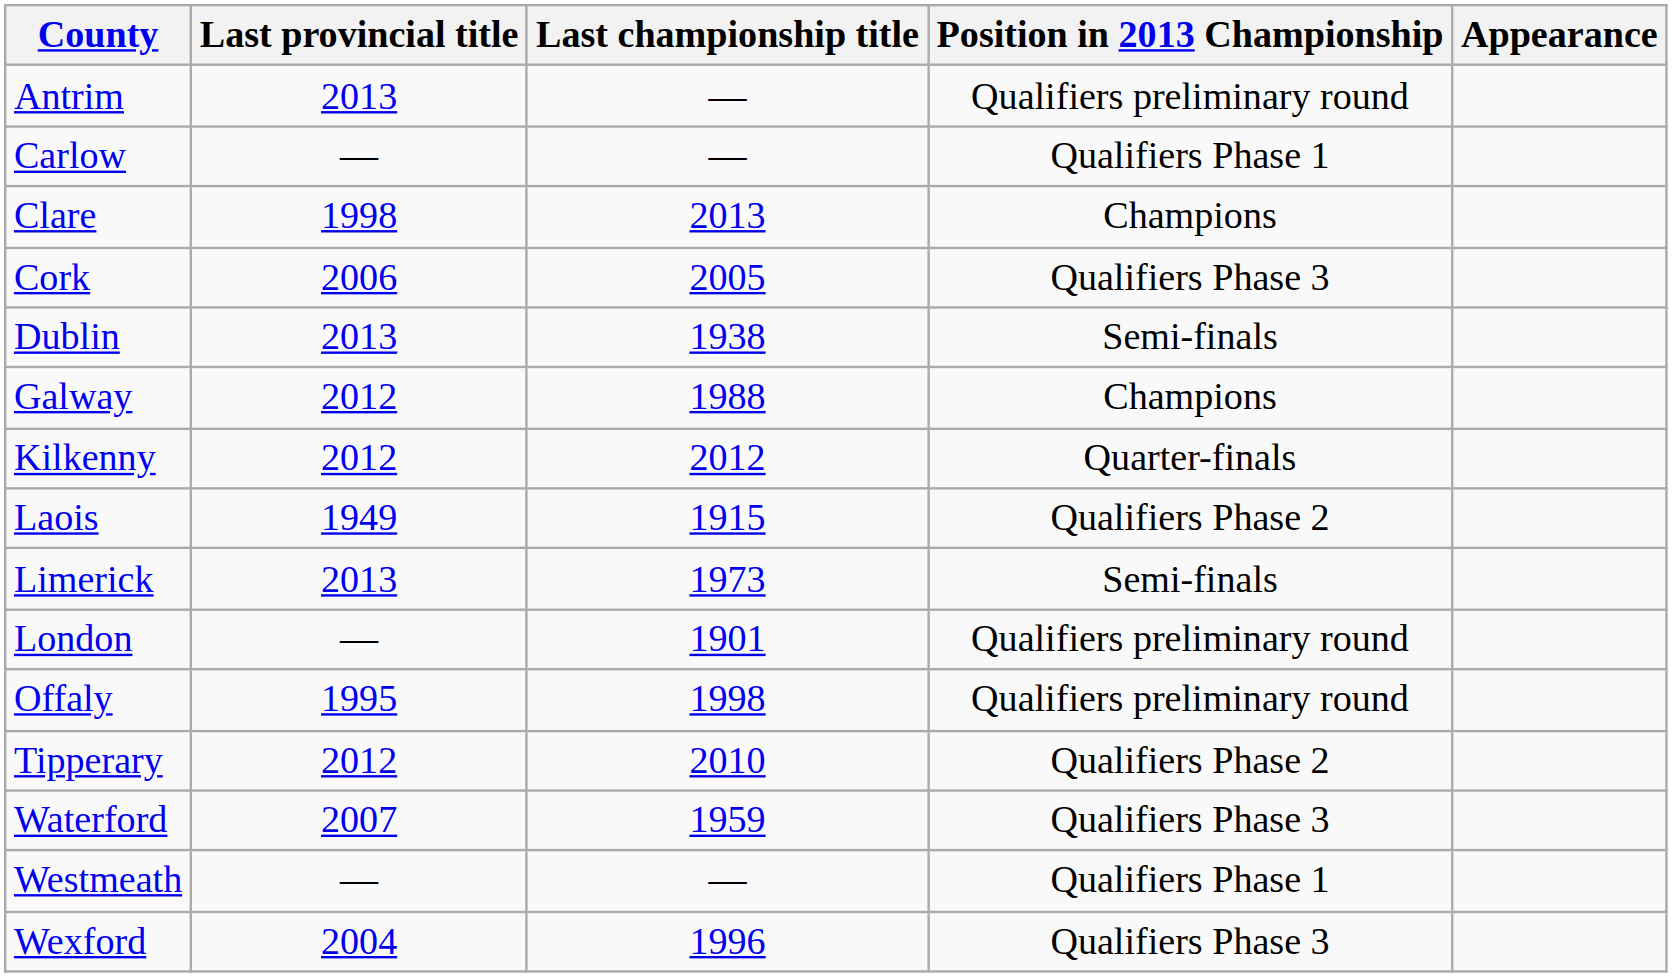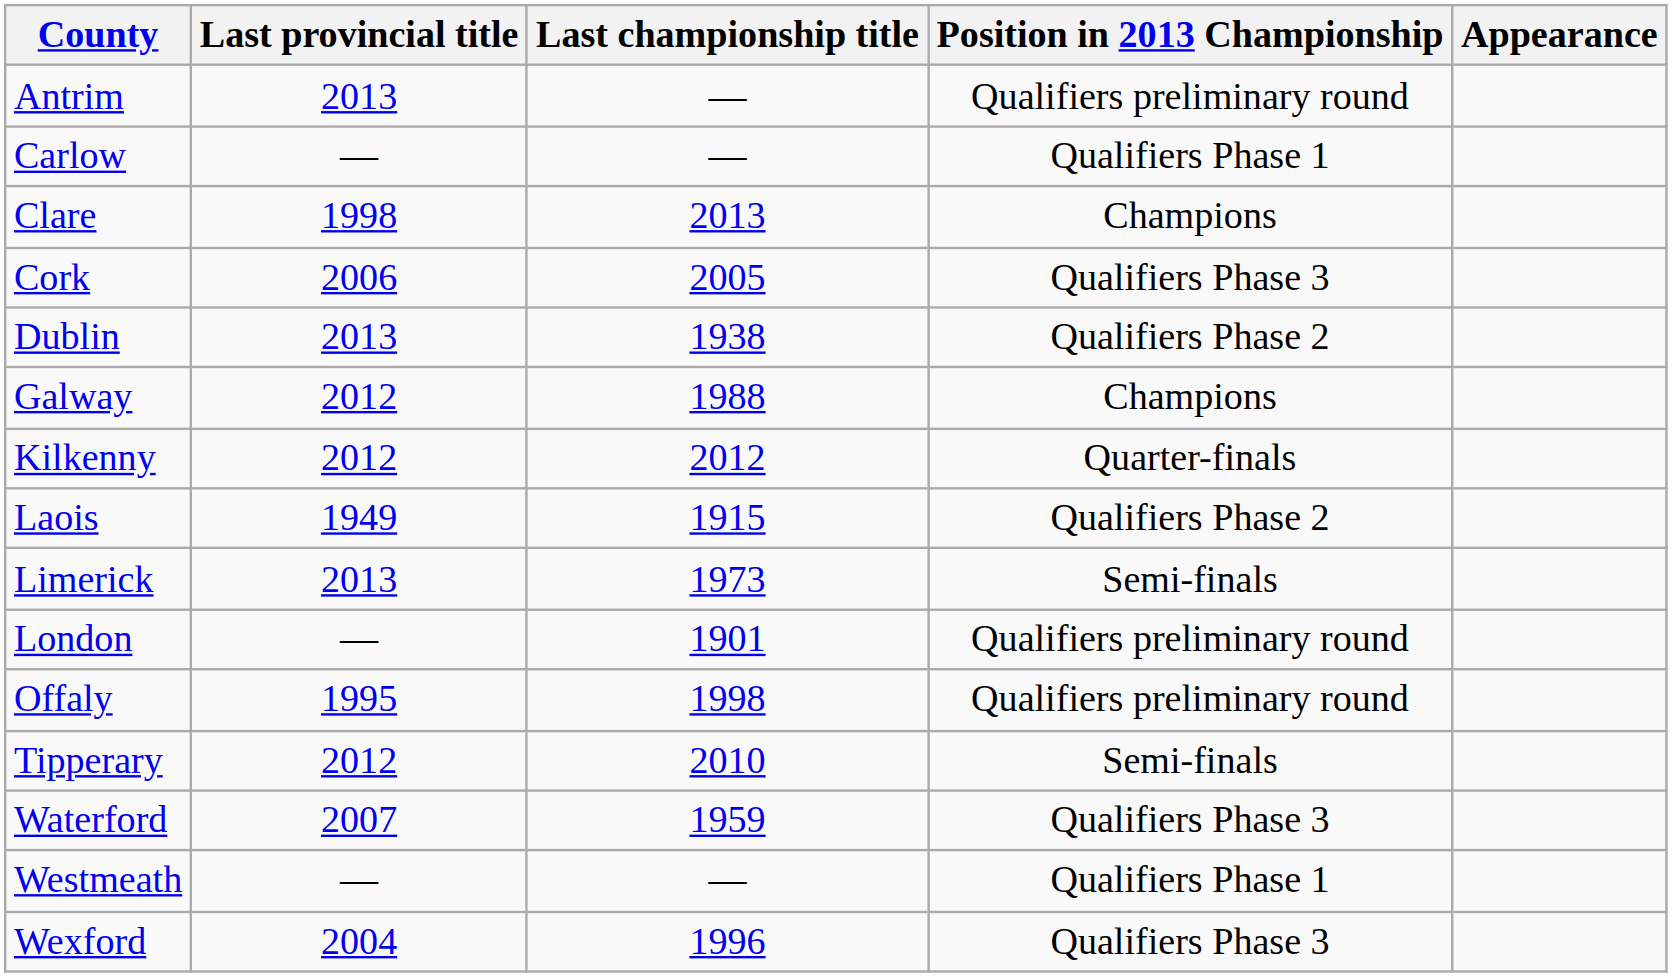(1190, 336) Semi-finals -> (1190, 336) Qualifiers Phase 2
(1190, 759) Qualifiers Phase 2 -> (1190, 759) Semi-finals
